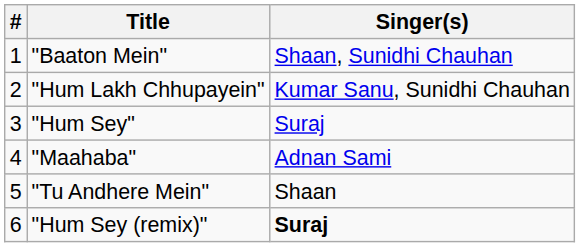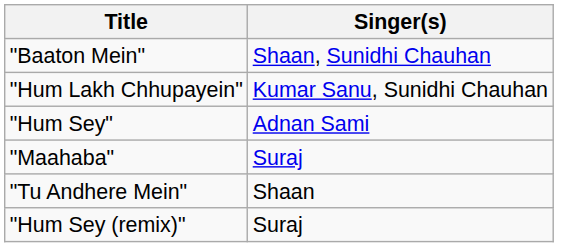- column: (16, 22)
(300, 124) Suraj -> (311, 124) Adnan Sami
(333, 158) Adnan Sami -> (278, 158) Suraj
(301, 225) bold -> (278, 225) normal
